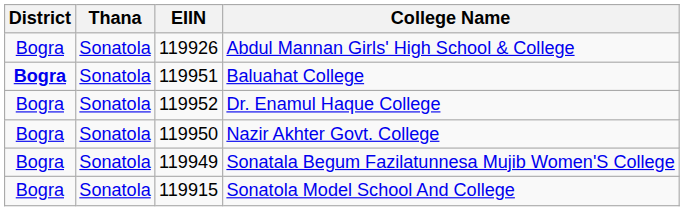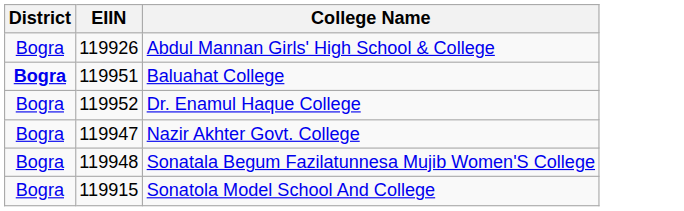- column: (115, 18)
(189, 133) 119950 -> (109, 133) 119947
(189, 162) 119949 -> (109, 162) 119948
